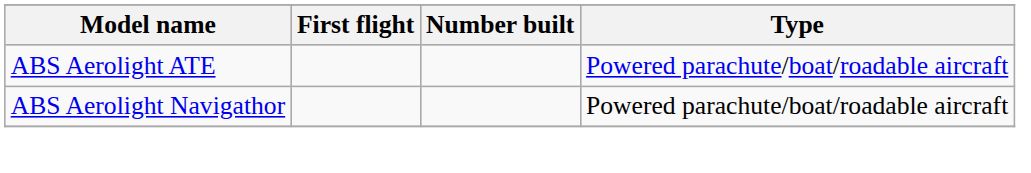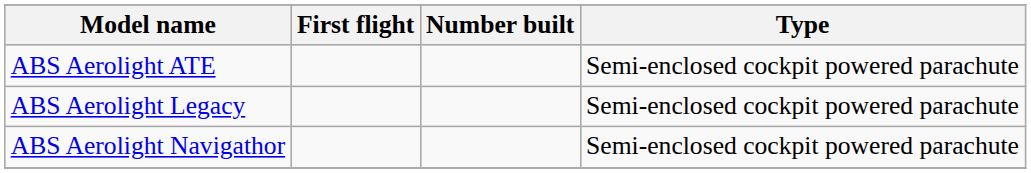(797, 65) Powered parachute/boat/roadable aircraft -> (803, 65) Semi-enclosed cockpit powered parachute
+ row: (128, 106)
(797, 106) Powered parachute/boat/roadable aircraft -> (803, 146) Semi-enclosed cockpit powered parachute
